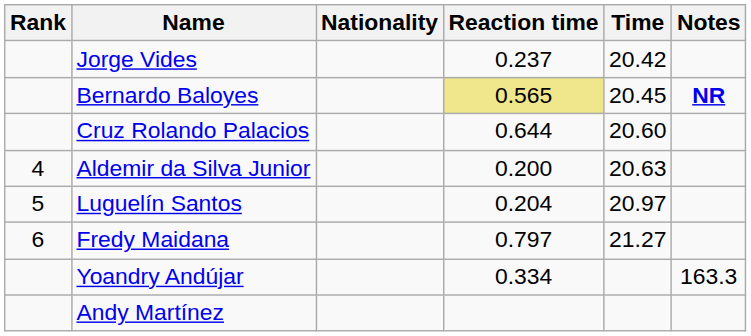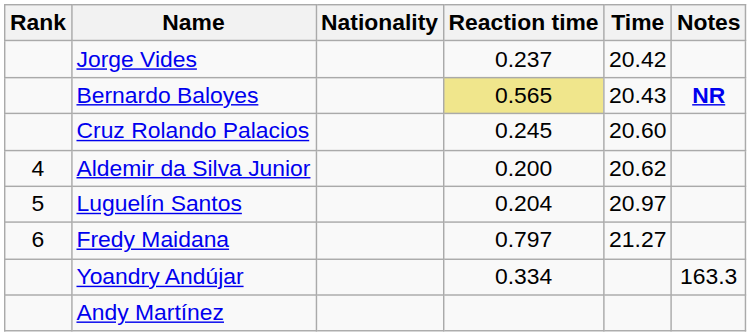(638, 95) 20.45 -> (638, 95) 20.43
(524, 131) 0.644 -> (524, 131) 0.245
(638, 167) 20.63 -> (638, 167) 20.62
